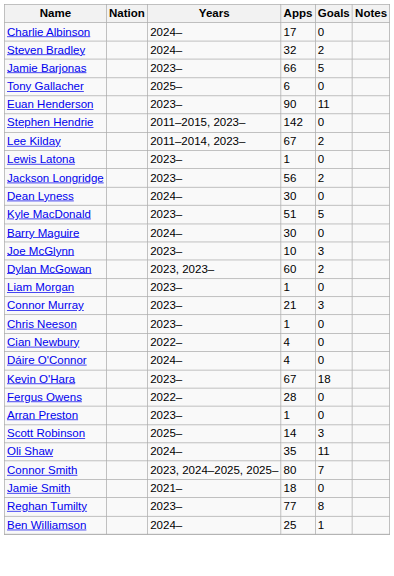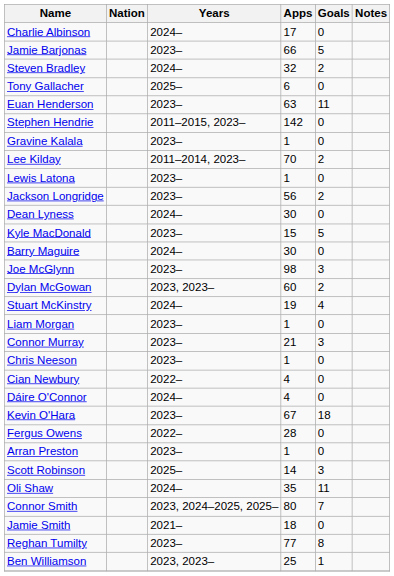rows swapped: (47, 68) <-> (46, 50)
(290, 104) 90 -> (290, 104) 63
+ row: (45, 141)
(290, 141) 67 -> (290, 159) 70
(290, 214) 51 -> (290, 232) 15
(290, 251) 10 -> (290, 269) 98
+ row: (49, 305)
(166, 525) 2024– -> (182, 561) 2023, 2023–
